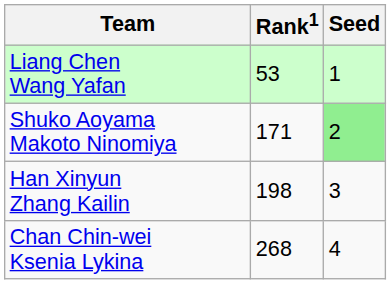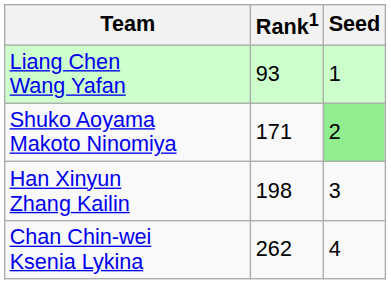(268, 73) 53 -> (268, 73) 93
(274, 249) 268 -> (274, 249) 262
